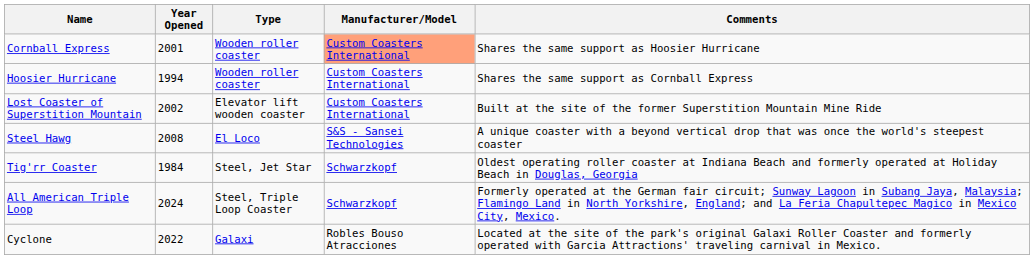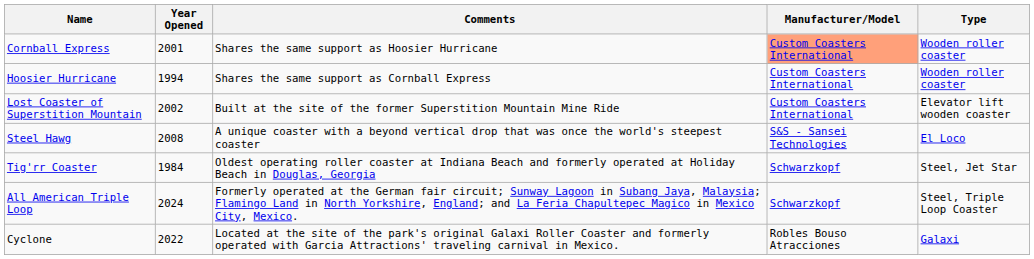columns swapped: (268, 19) <-> (752, 19)
